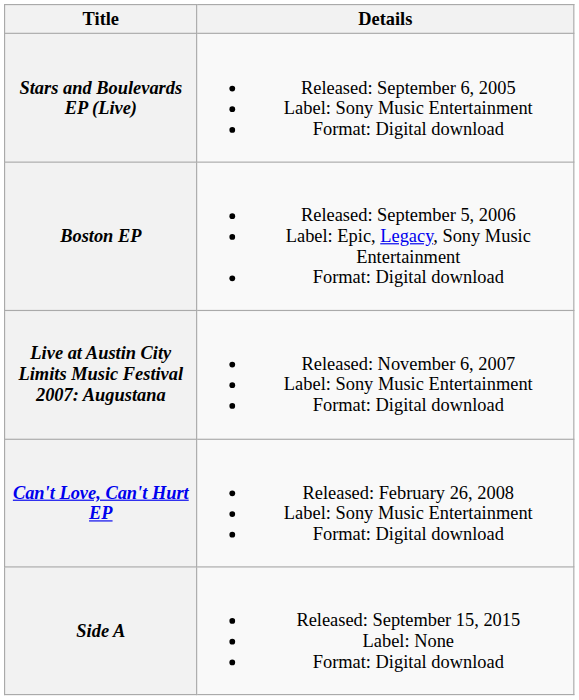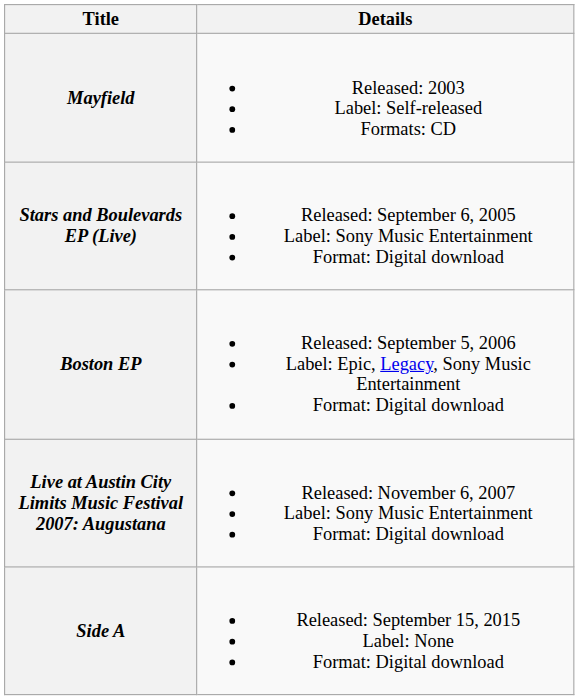+ row: (101, 97)
- row: (101, 502)
